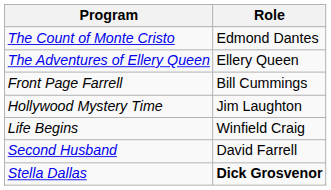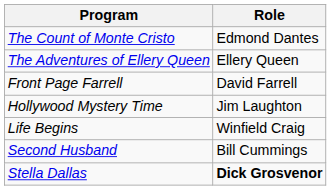(262, 83) Bill Cummings -> (257, 83) David Farrell
(257, 151) David Farrell -> (262, 151) Bill Cummings
